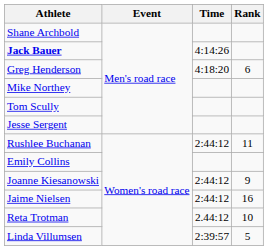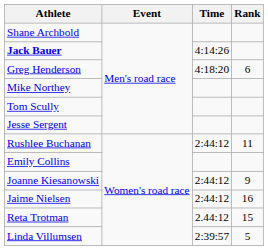(247, 217) 10 -> (247, 217) 15
